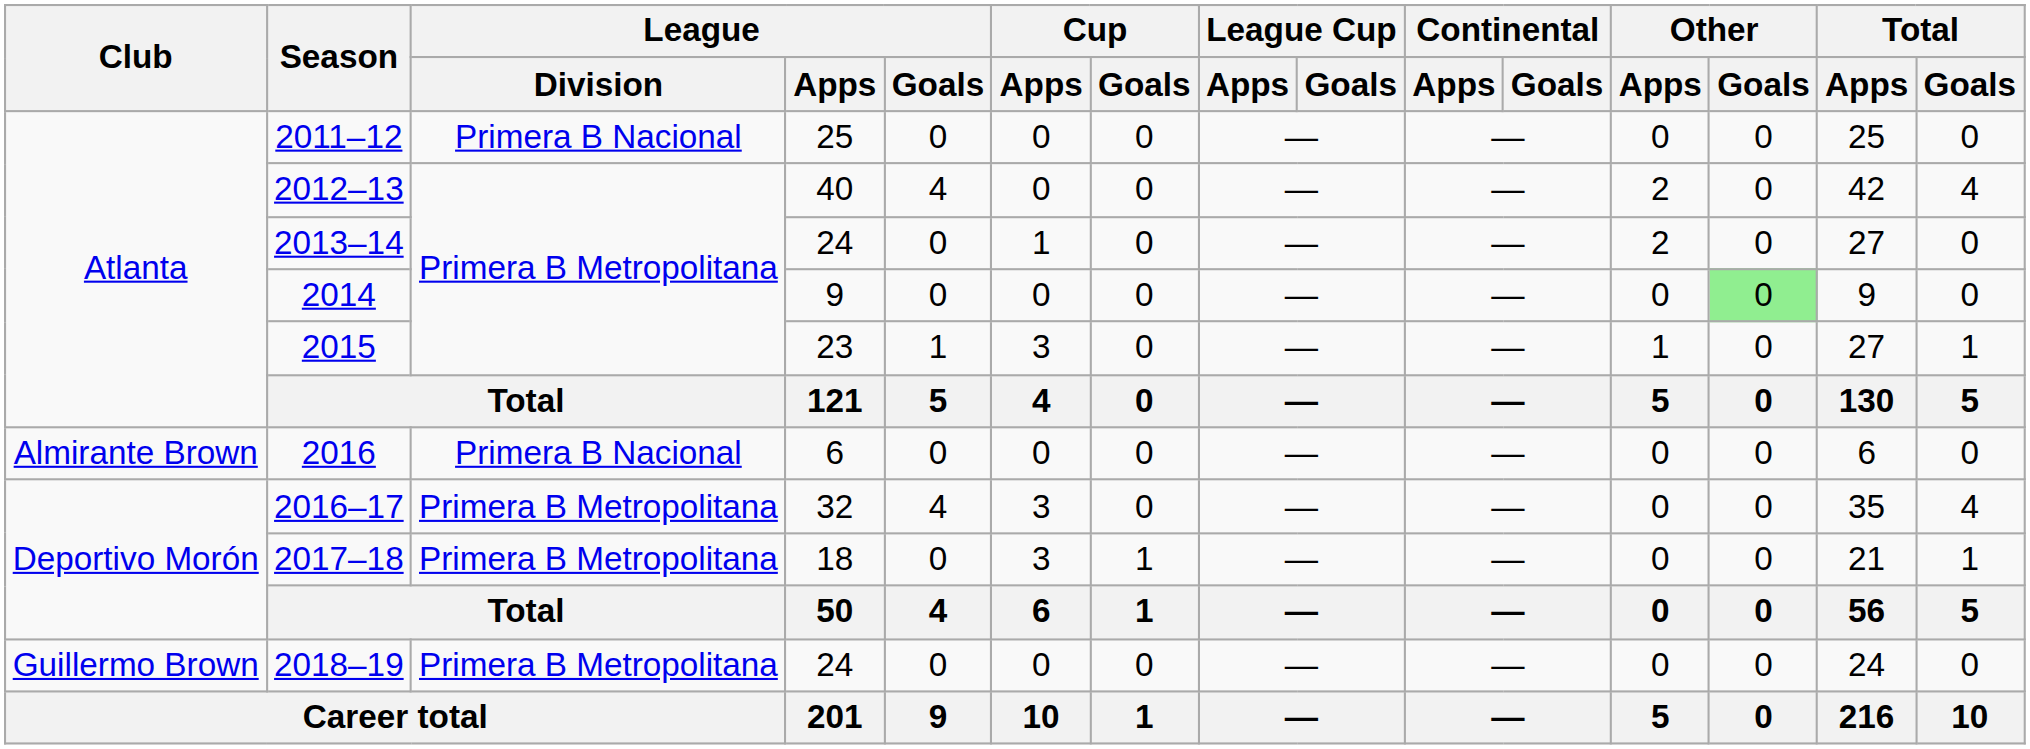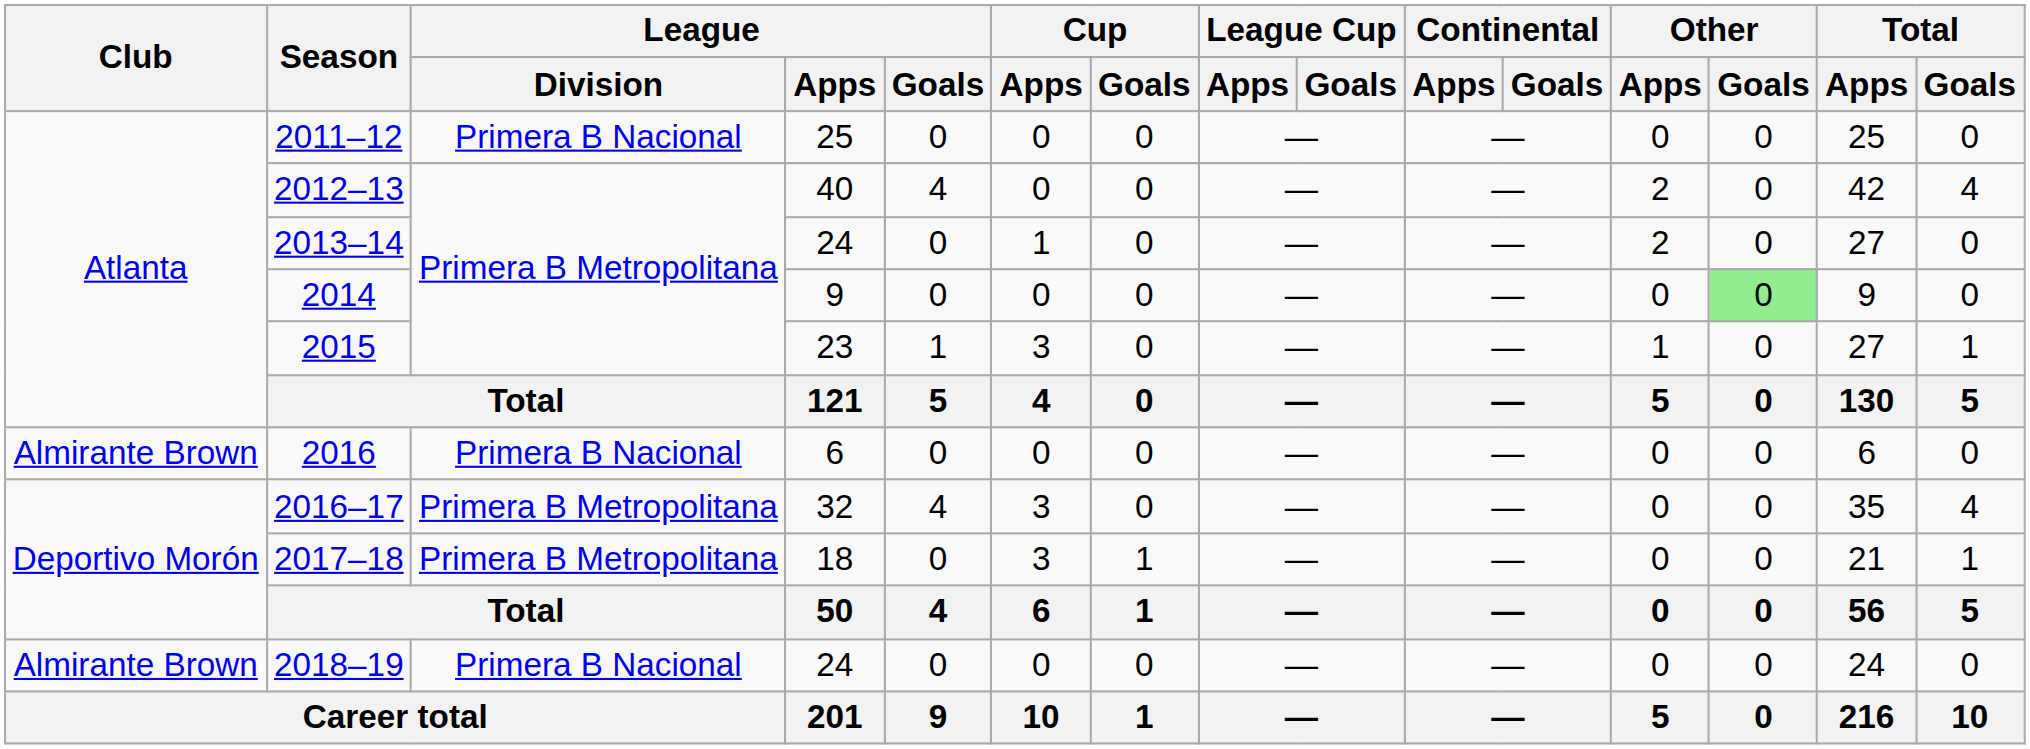(136, 664) Guillermo Brown -> (136, 664) Almirante Brown
(598, 664) Primera B Metropolitana -> (598, 664) Primera B Nacional
